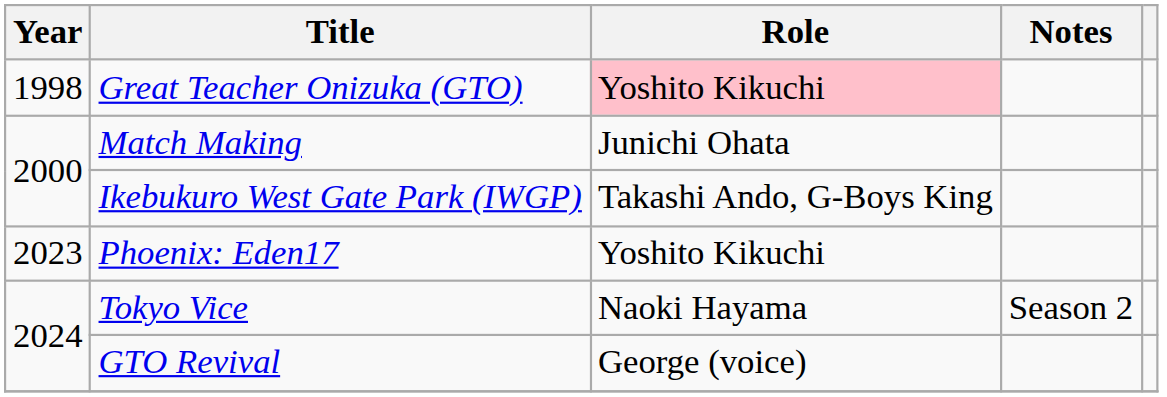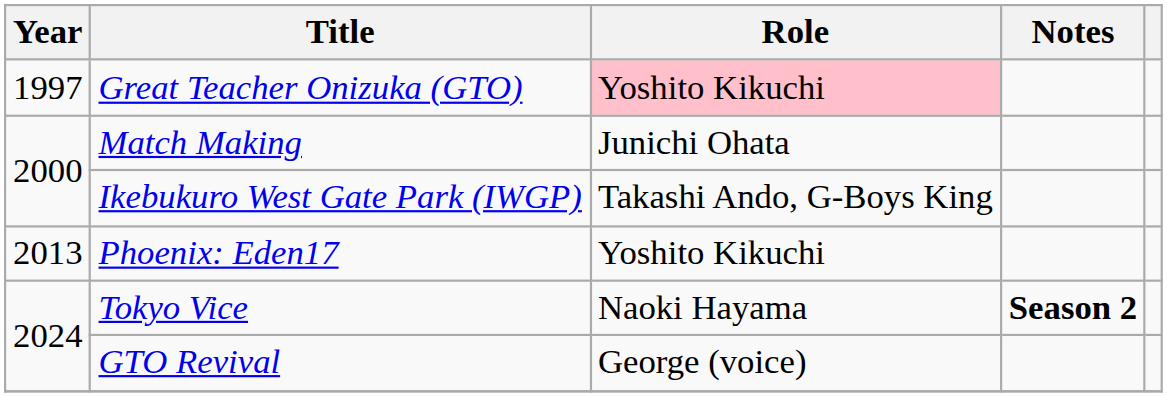(48, 87) 1998 -> (48, 87) 1997
(48, 252) 2023 -> (48, 252) 2013
(1071, 307) normal -> (1073, 307) bold
